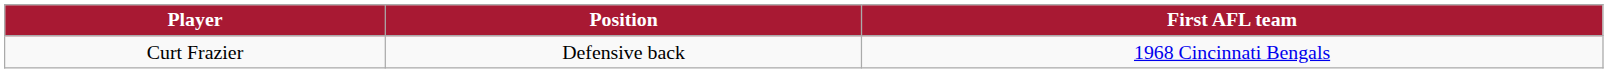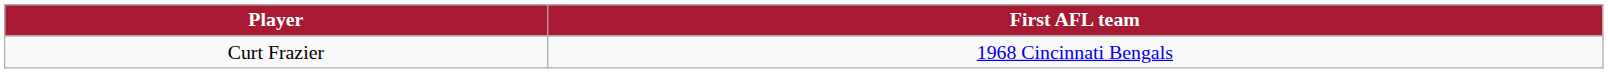- column: (624, 20)
